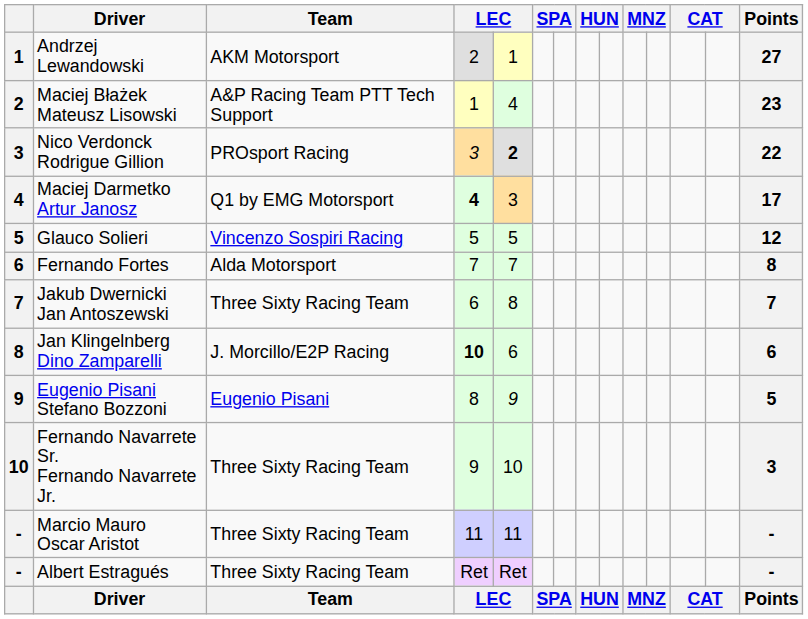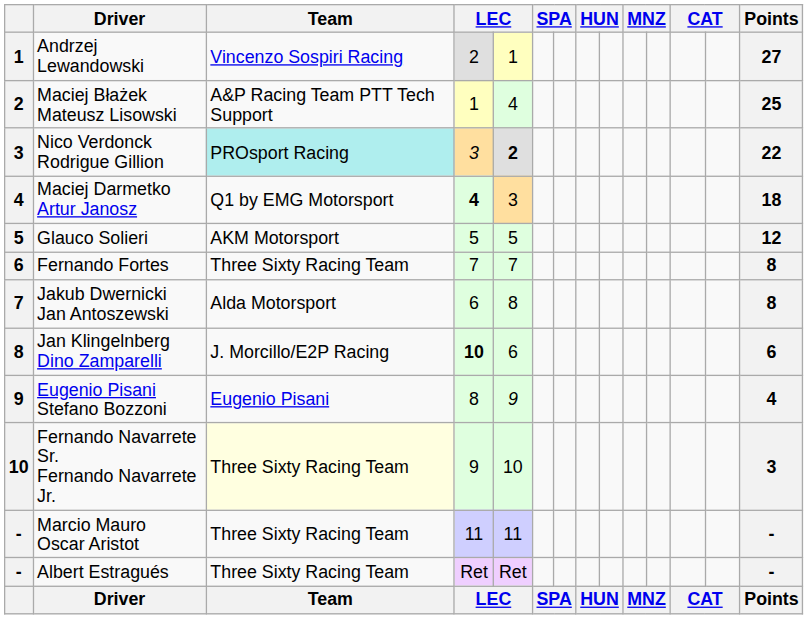(275, 56) AKM Motorsport -> (307, 56) Vincenzo Sospiri Racing
(771, 104) 23 -> (771, 104) 25
(280, 152) no background -> (280, 152) paleturquoise background
(771, 199) 17 -> (771, 199) 18
(307, 237) Vincenzo Sospiri Racing -> (275, 237) AKM Motorsport
(273, 265) Alda Motorsport -> (310, 265) Three Sixty Racing Team
(310, 303) Three Sixty Racing Team -> (273, 303) Alda Motorsport
(771, 303) 7 -> (771, 303) 8
(771, 399) 5 -> (771, 399) 4
(310, 466) no background -> (310, 466) lightyellow background
